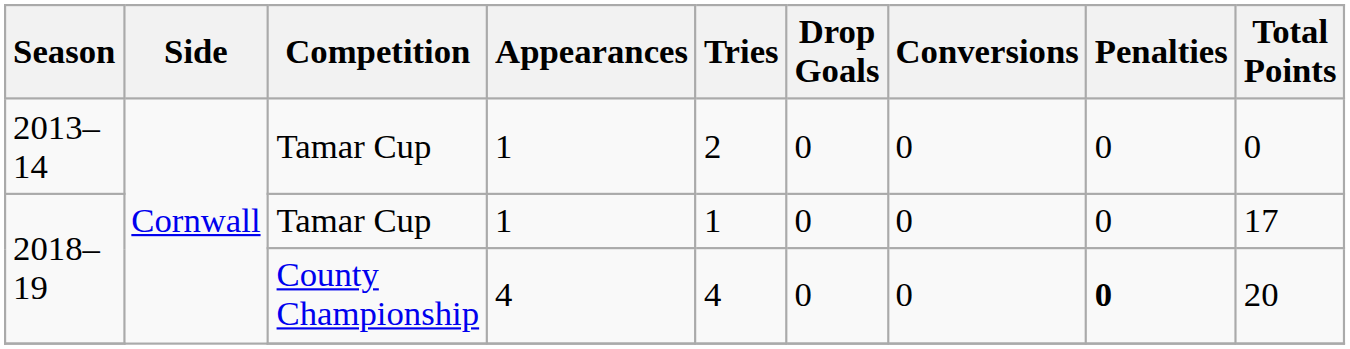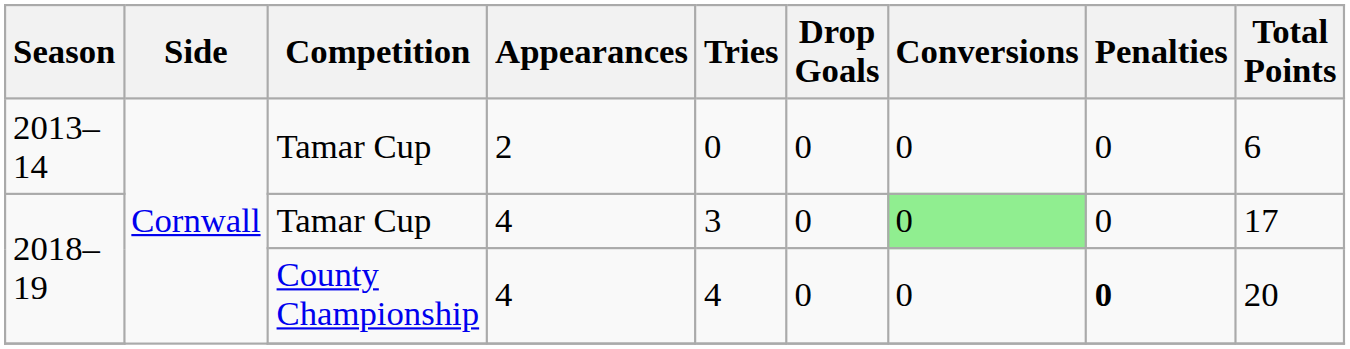(504, 145) 1 -> (504, 145) 2
(713, 145) 2 -> (713, 145) 0
(1252, 145) 0 -> (1252, 145) 6
(504, 220) 1 -> (504, 220) 4
(713, 220) 1 -> (713, 220) 3
(904, 220) no background -> (904, 220) lightgreen background
